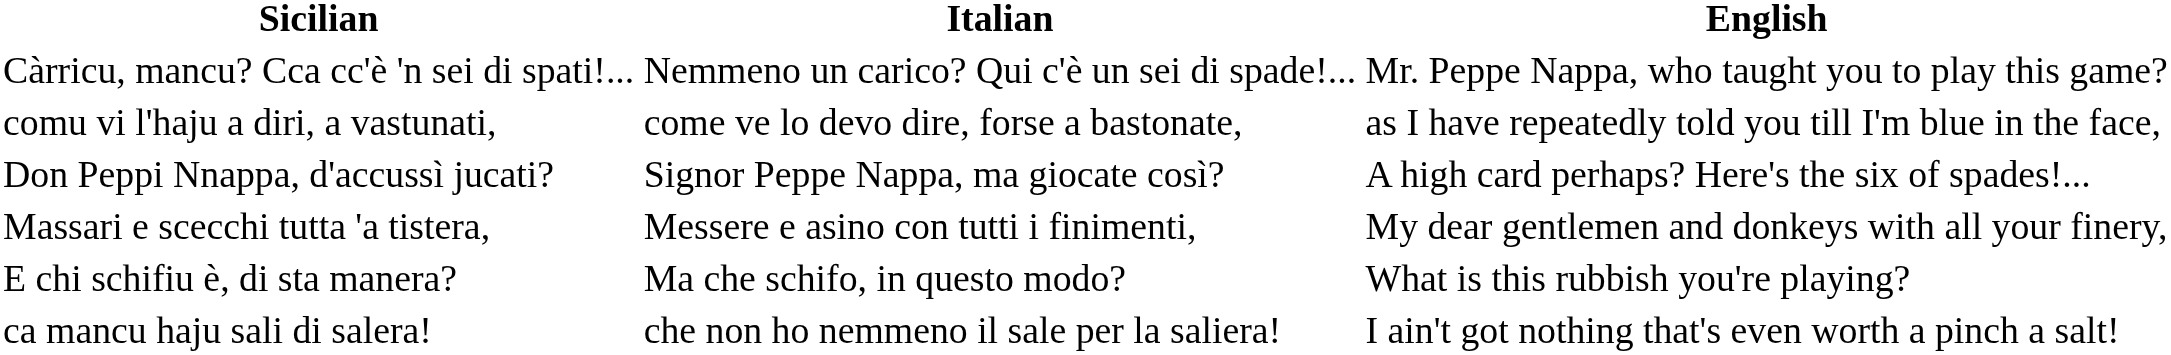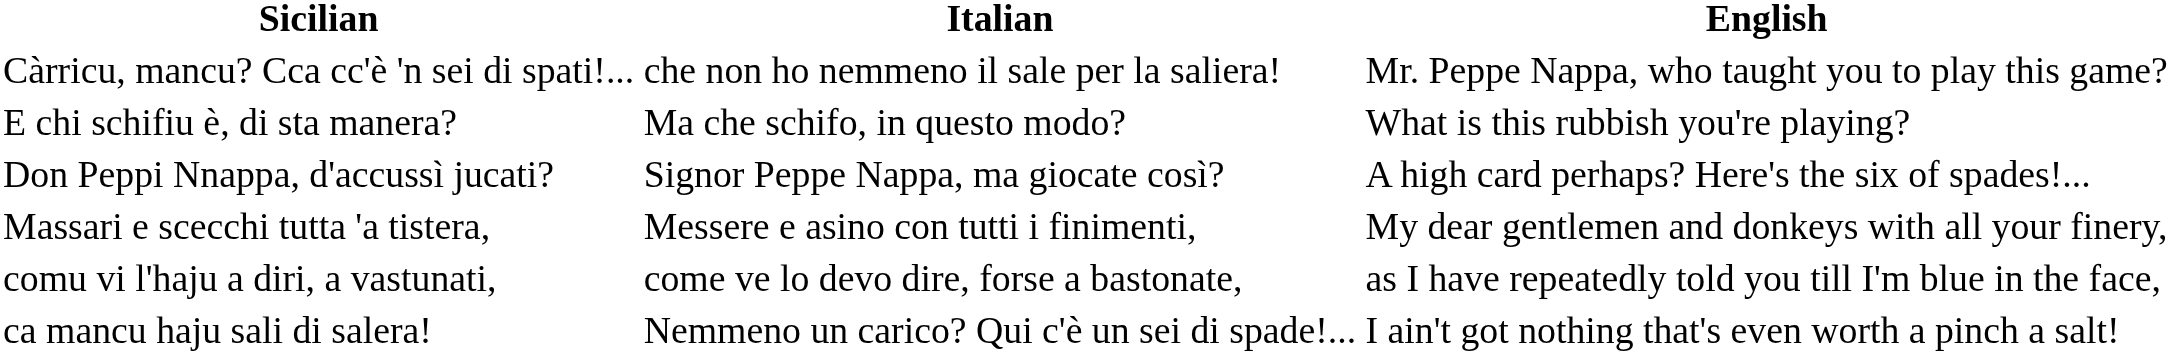(1000, 70) Nemmeno un carico? Qui c'è un sei di spade!... -> (962, 70) che non ho nemmeno il sale per la saliera!
rows swapped: (230, 278) <-> (250, 122)
(962, 330) che non ho nemmeno il sale per la saliera! -> (1000, 330) Nemmeno un carico? Qui c'è un sei di spade!...
